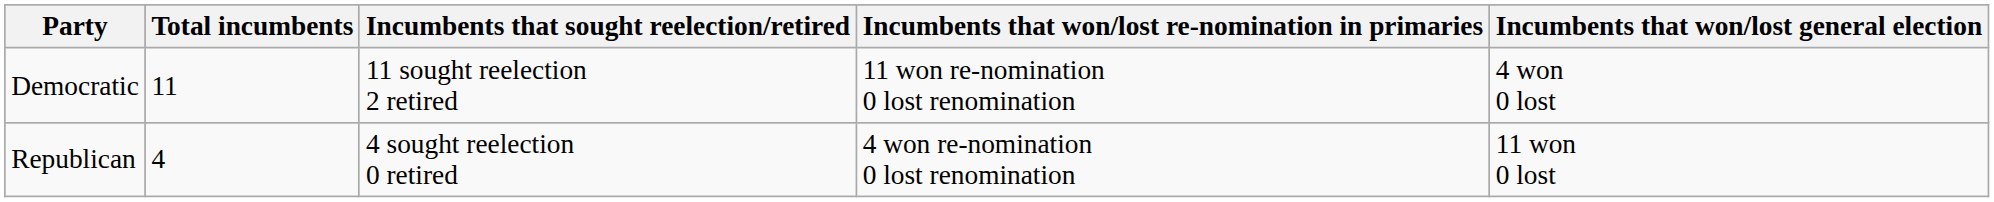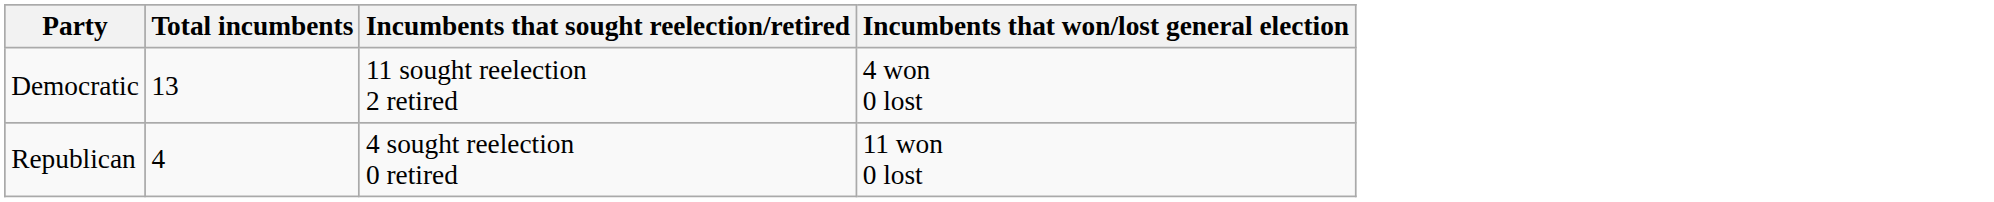- column: (1173, 26)
(165, 84) 11 -> (165, 84) 13
